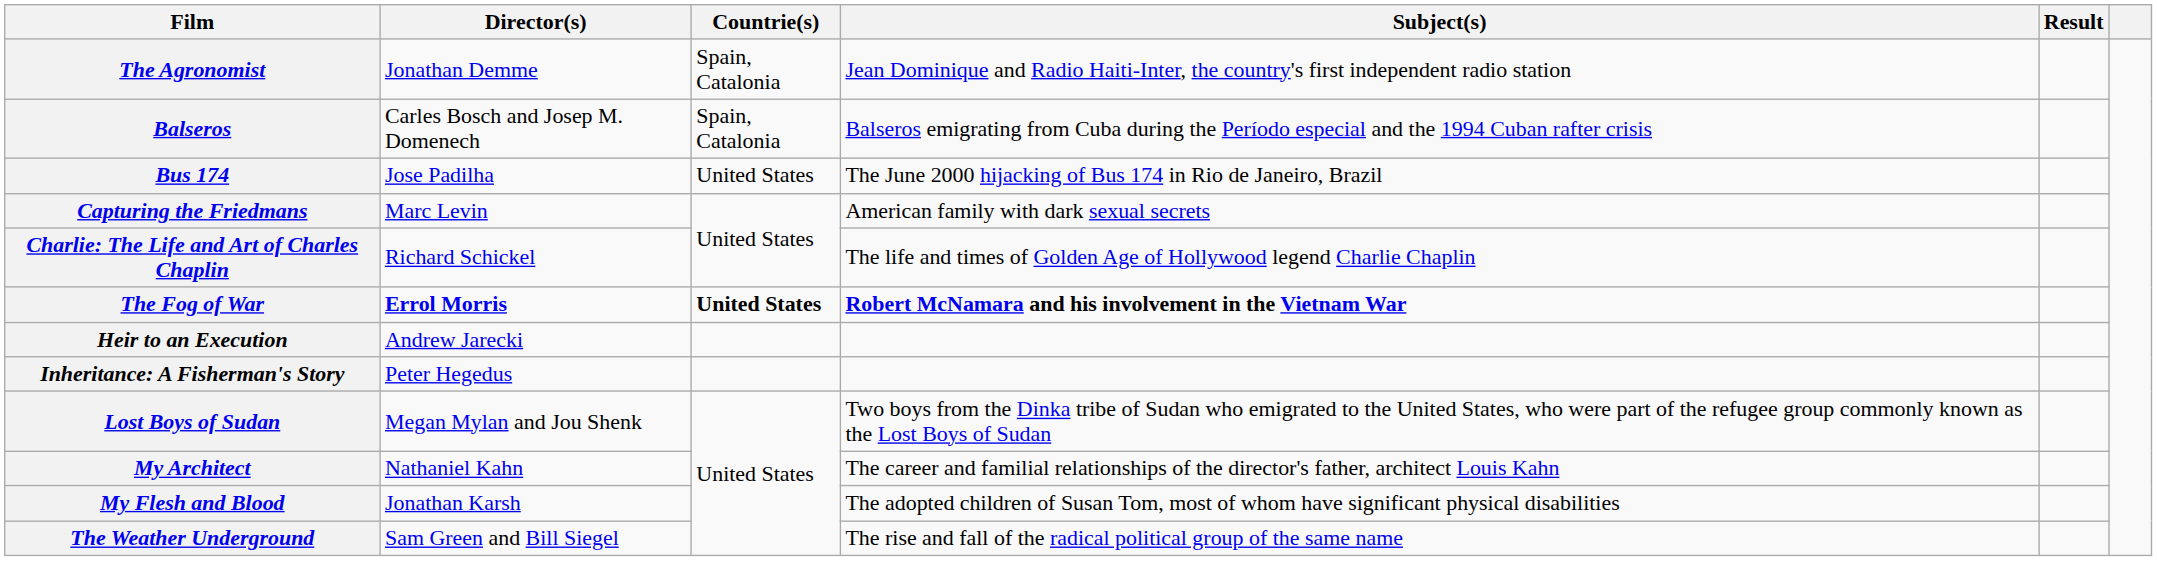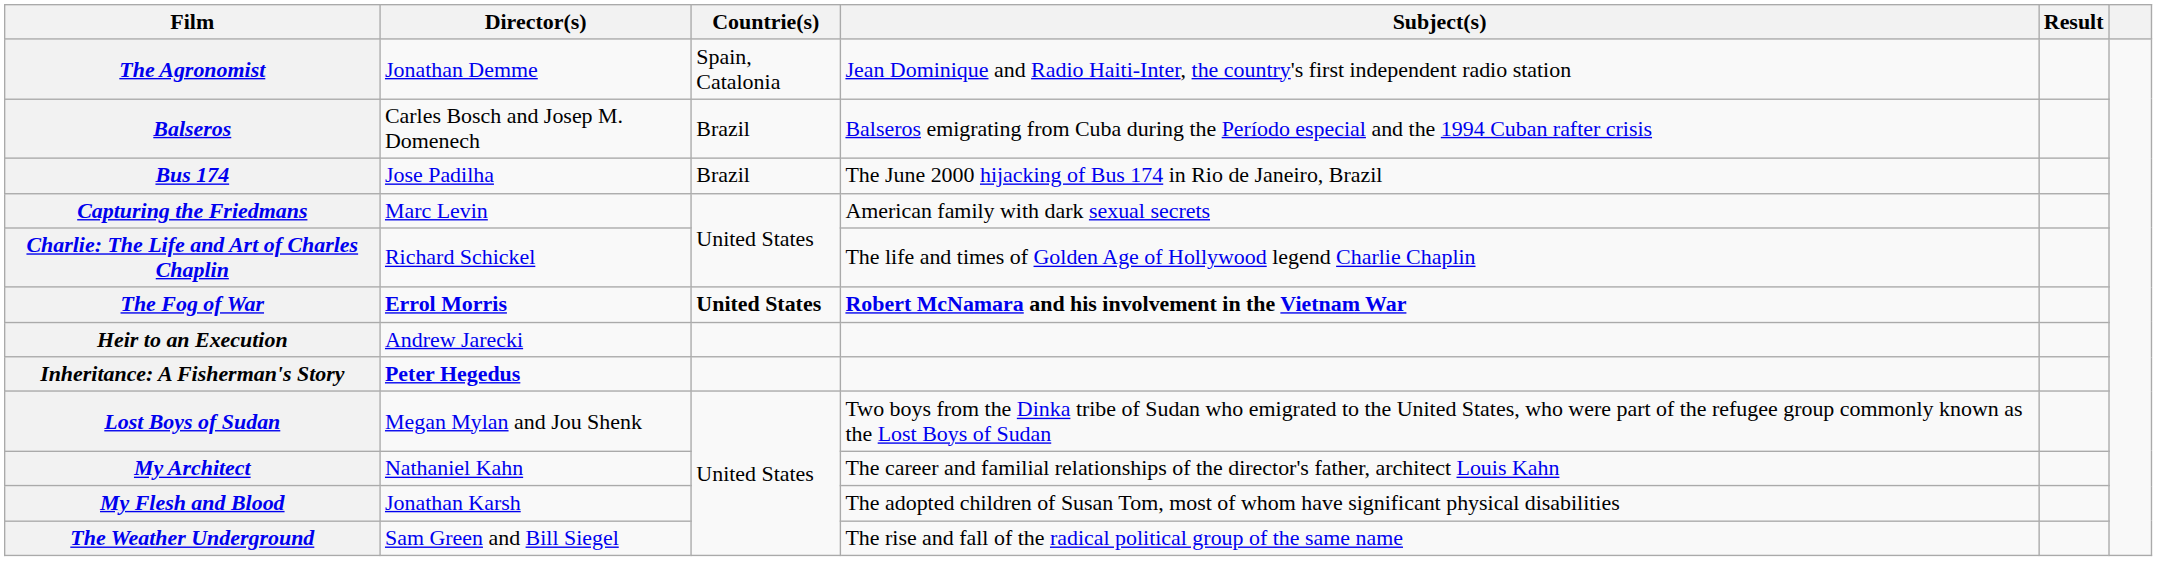(738, 128) Spain, Catalonia -> (723, 128) Brazil
(755, 175) United States -> (723, 175) Brazil
(449, 373) normal -> (453, 373) bold
